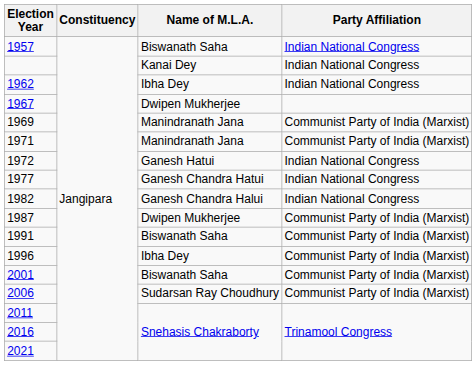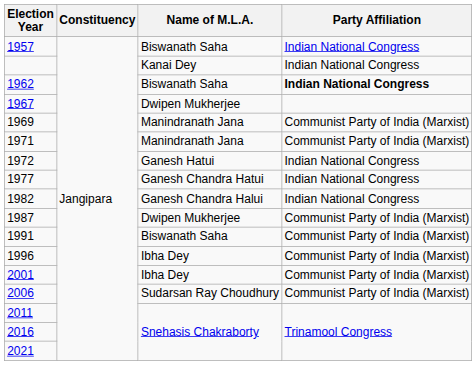(165, 84) Ibha Dey -> (184, 84) Biswanath Saha
(352, 84) normal -> (357, 84) bold
(184, 274) Biswanath Saha -> (165, 274) Ibha Dey
